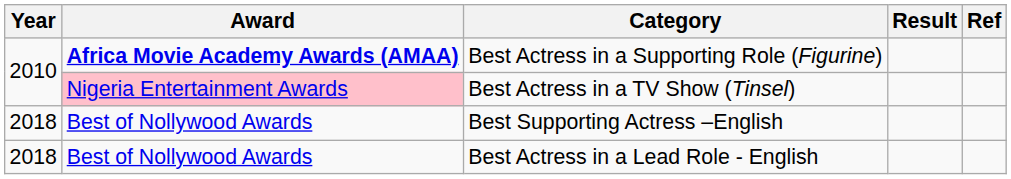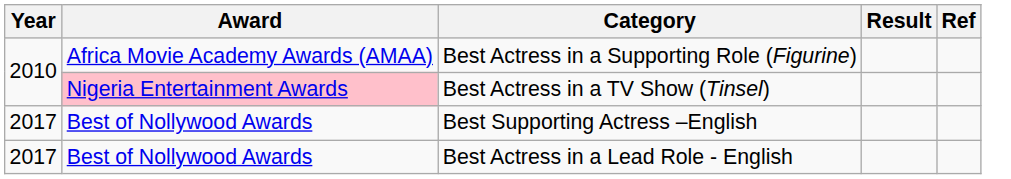(263, 55) bold -> (250, 55) normal
(33, 122) 2018 -> (33, 122) 2017
(33, 156) 2018 -> (33, 156) 2017
